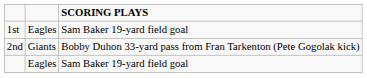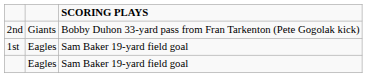rows swapped: (13, 30) <-> (15, 47)
